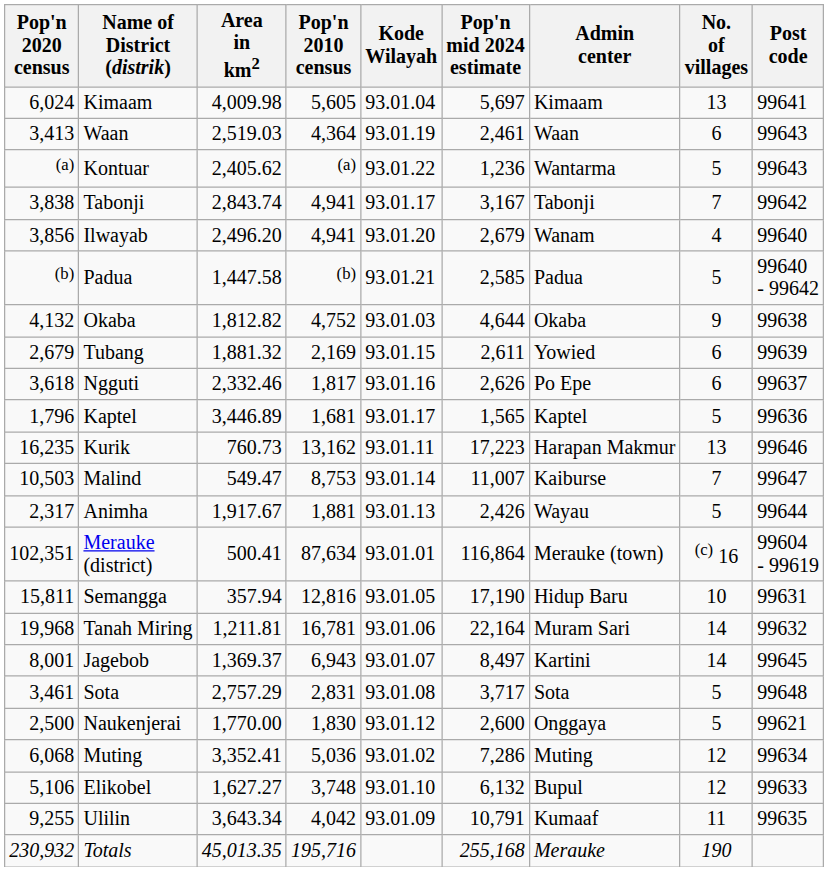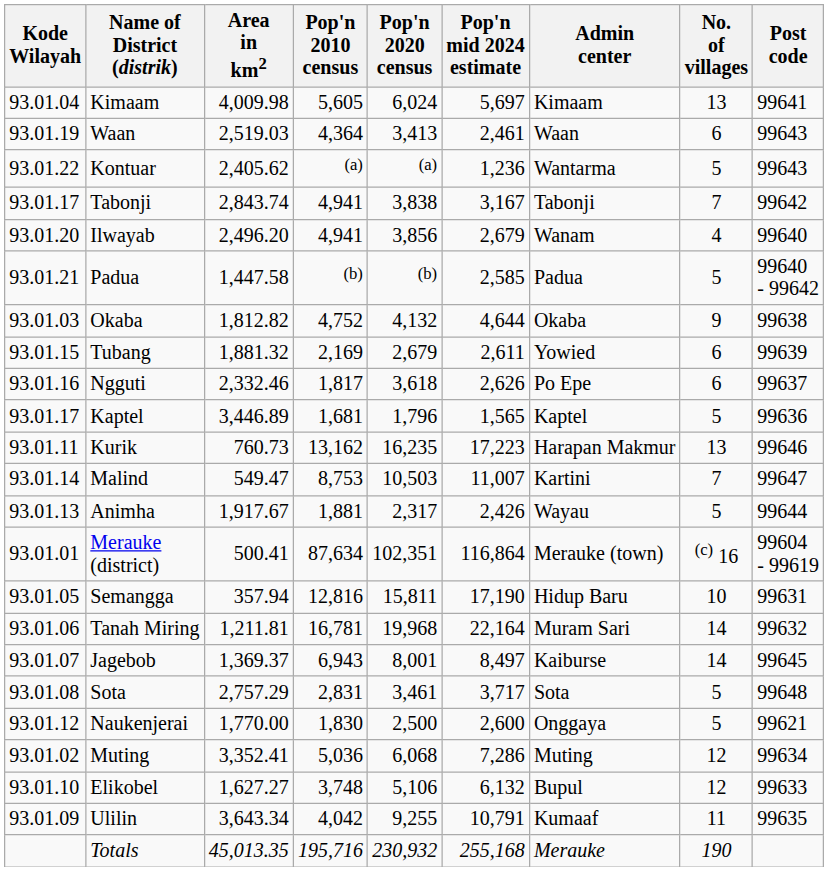columns swapped: (401, 45) <-> (42, 45)
(570, 479) Kaiburse -> (562, 479) Kartini
(562, 660) Kartini -> (570, 660) Kaiburse
